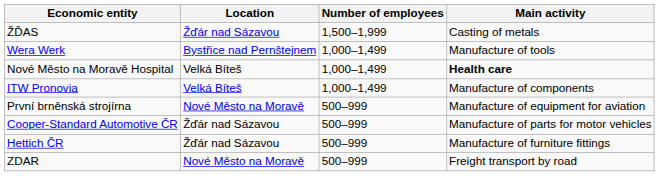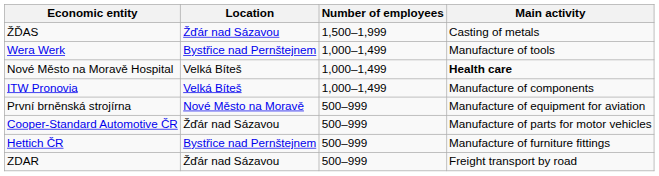(231, 143) Žďár nad Sázavou -> (250, 143) Bystřice nad Pernštejnem
(244, 161) Nové Město na Moravě -> (231, 161) Žďár nad Sázavou
